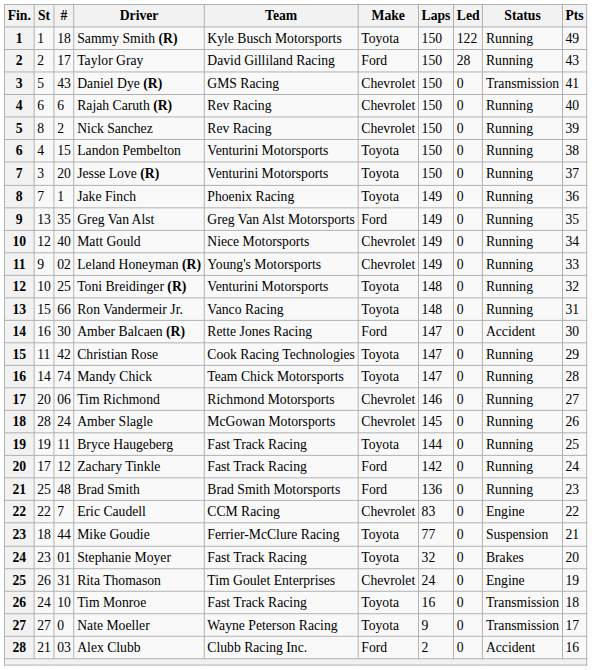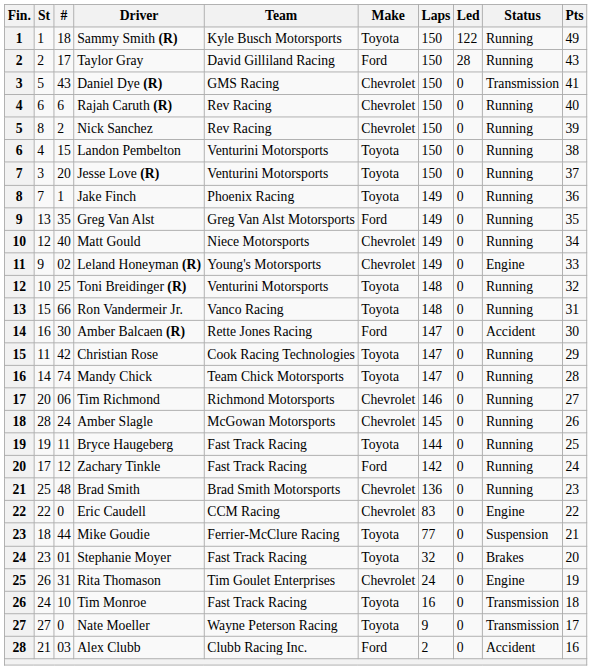(509, 264) Running -> (505, 264) Engine
(374, 489) Ford -> (388, 489) Chevrolet
(61, 512) 7 -> (61, 512) 0
